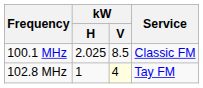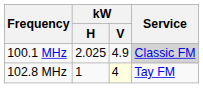(120, 53) 8.5 -> (120, 53) 4.9
(165, 53) no background -> (165, 53) lightgrey background
